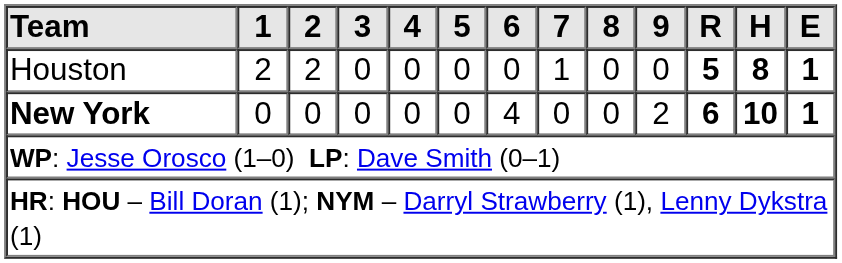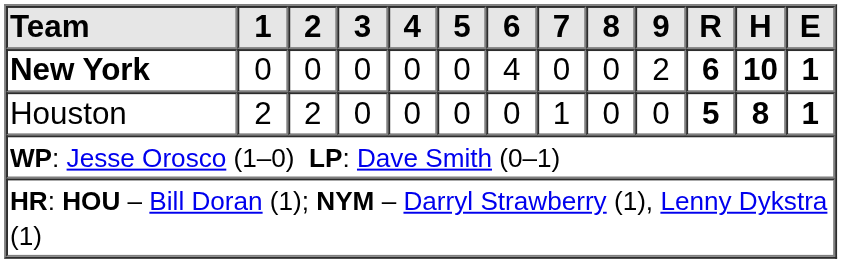rows swapped: (68, 70) <-> (80, 113)
